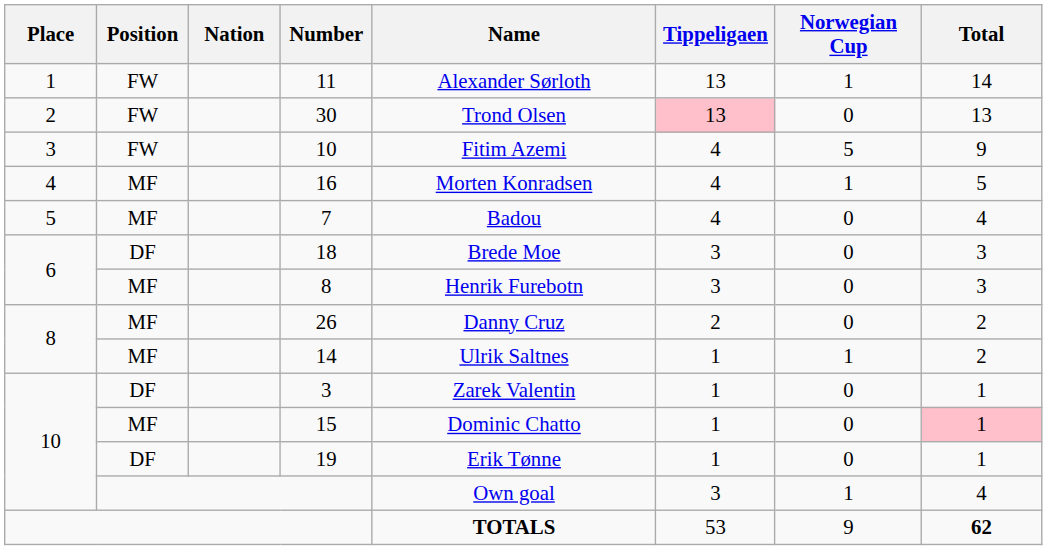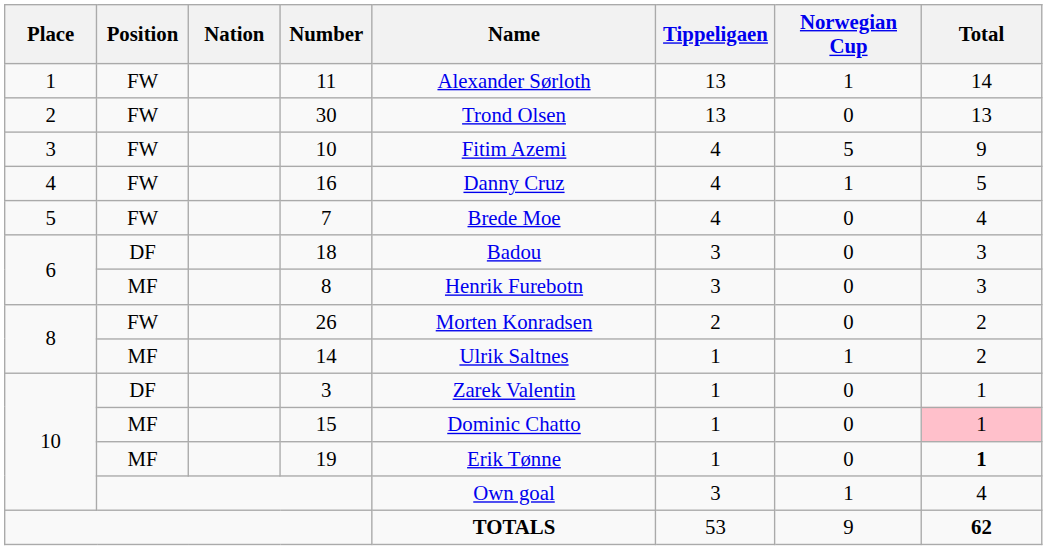(716, 115) pink background -> (716, 115) no background
(142, 183) MF -> (142, 183) FW
(514, 183) Morten Konradsen -> (514, 183) Danny Cruz
(142, 218) MF -> (142, 218) FW
(514, 218) Badou -> (514, 218) Brede Moe
(514, 252) Brede Moe -> (514, 252) Badou
(142, 321) MF -> (142, 321) FW
(514, 321) Danny Cruz -> (514, 321) Morten Konradsen
(142, 458) DF -> (142, 458) MF
(981, 458) normal -> (981, 458) bold
